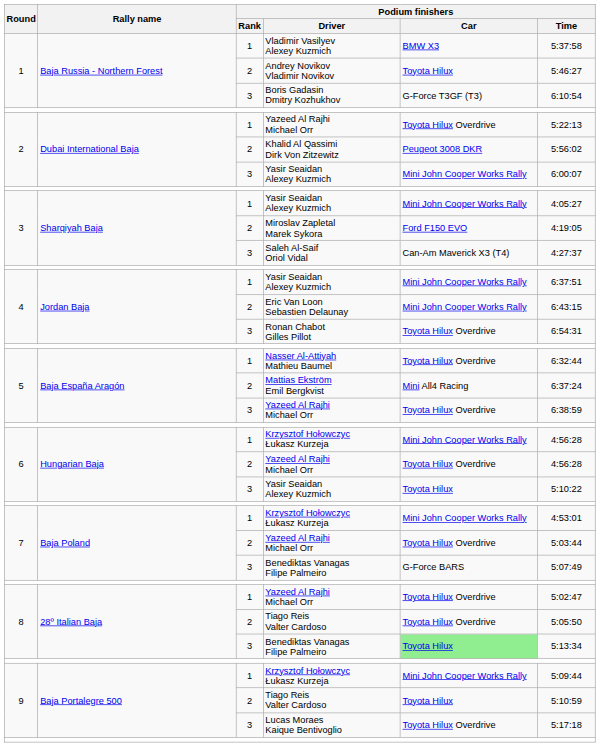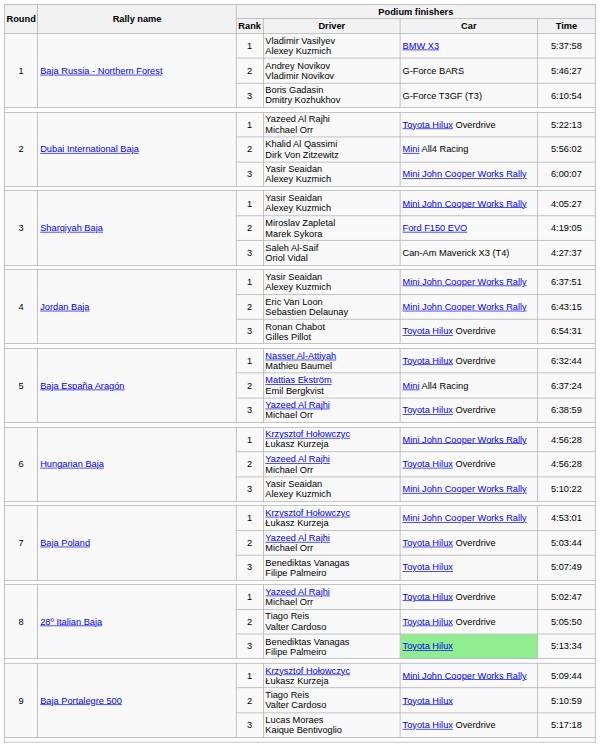(428, 70) Toyota Hilux -> (433, 70) G-Force BARS
(442, 149) Peugeot 3008 DKR -> (435, 149) Mini All4 Racing
(428, 489) Toyota Hilux -> (465, 489) Mini John Cooper Works Rally
(433, 567) G-Force BARS -> (428, 567) Toyota Hilux
